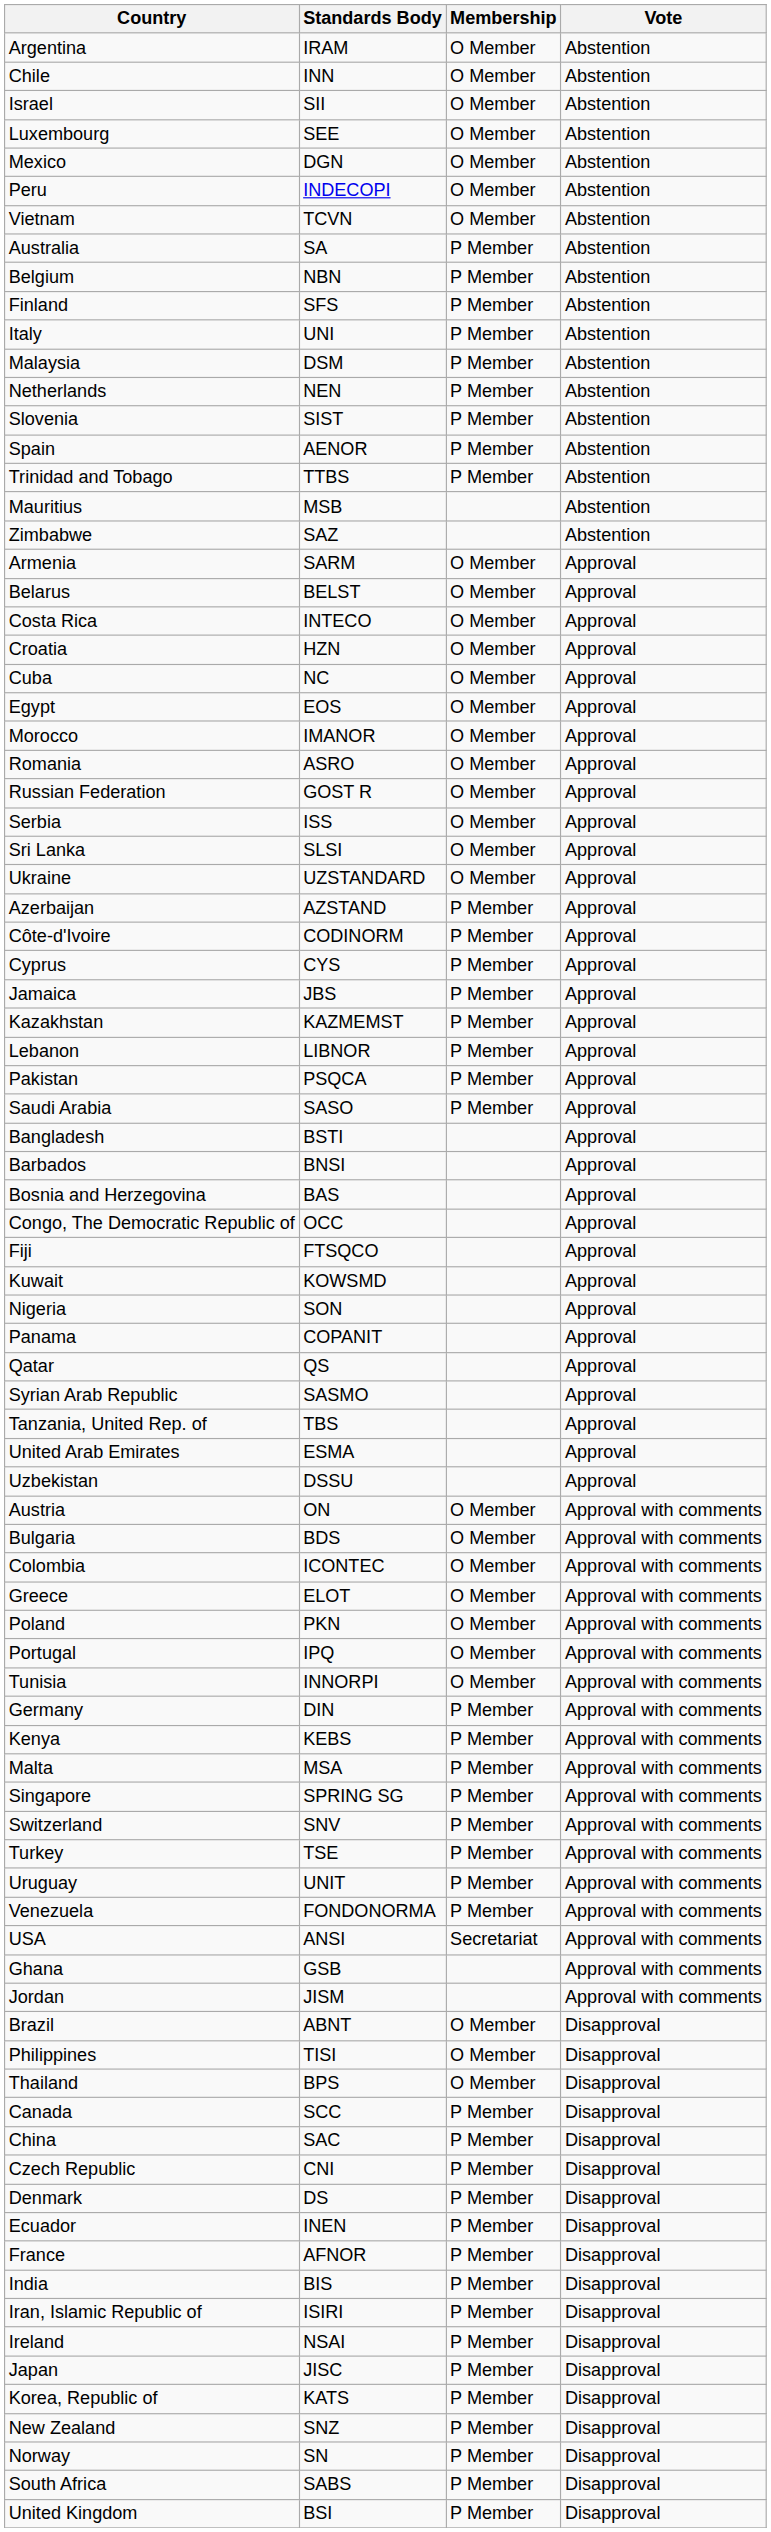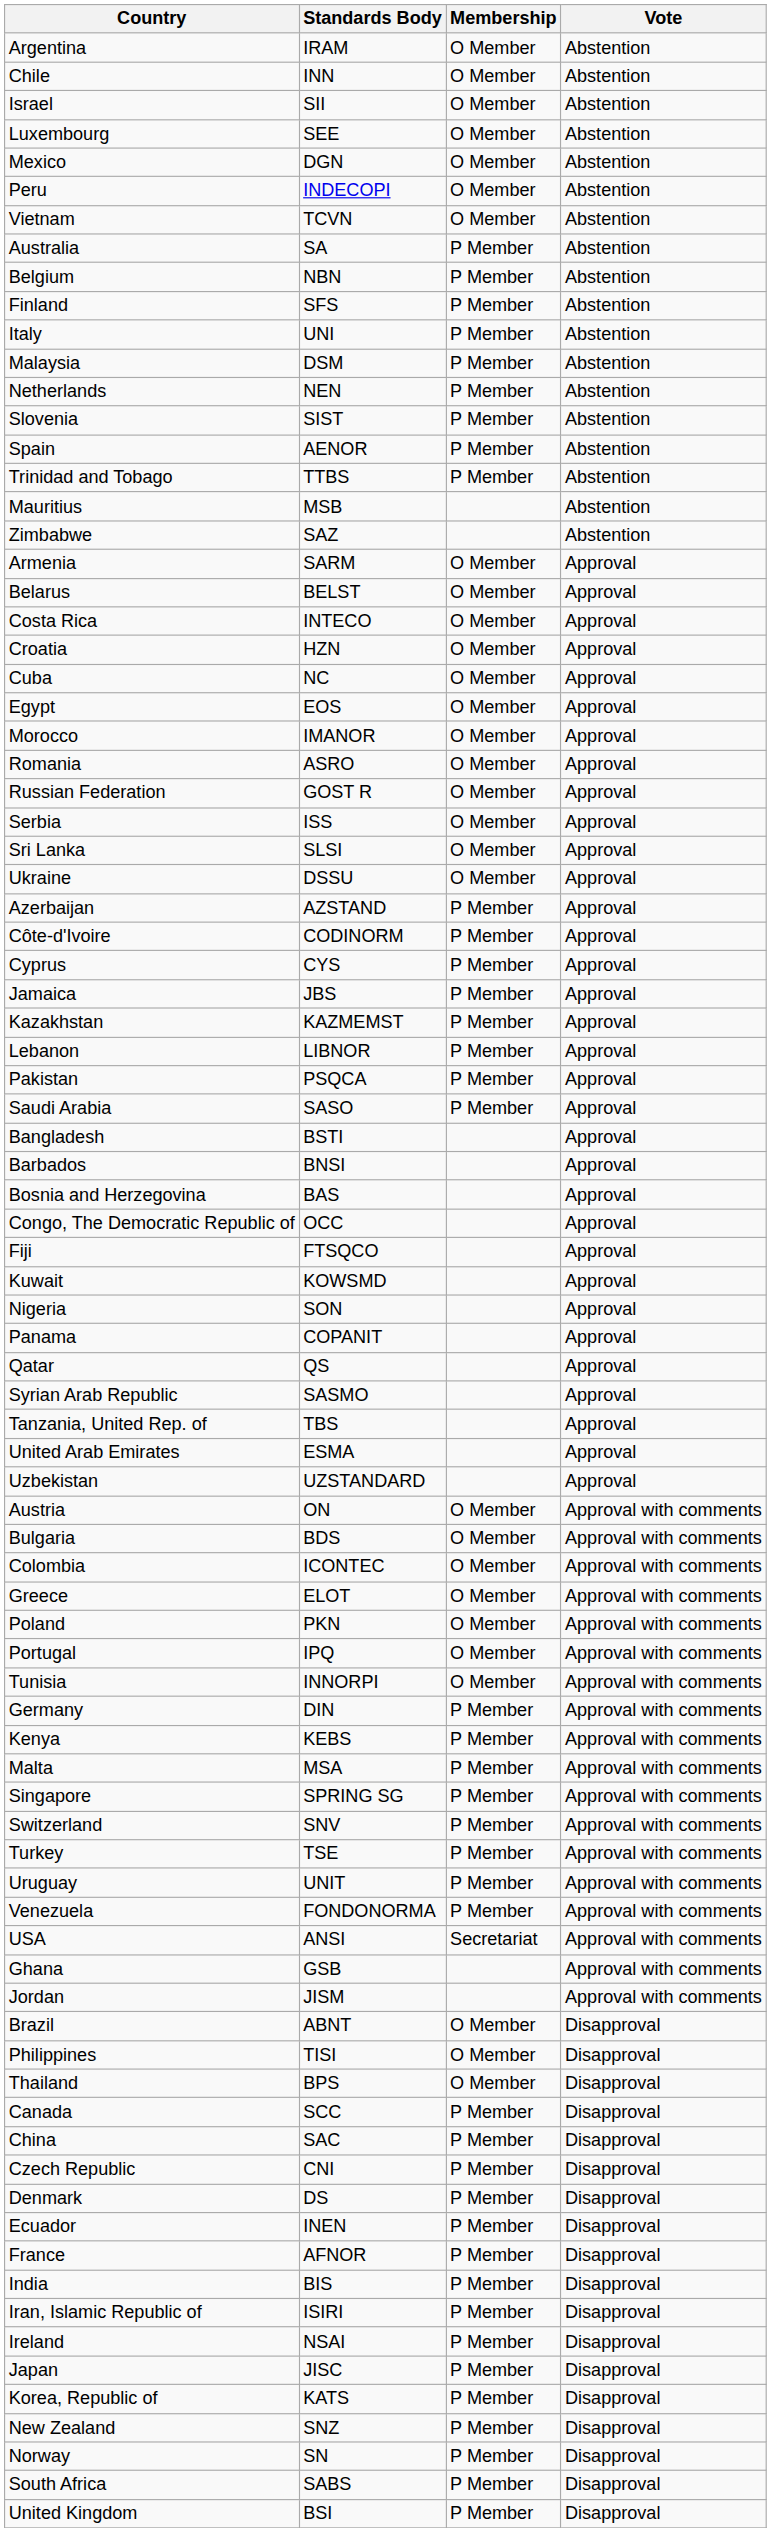(364, 879) UZSTANDARD -> (328, 879) DSSU
(328, 1481) DSSU -> (364, 1481) UZSTANDARD
